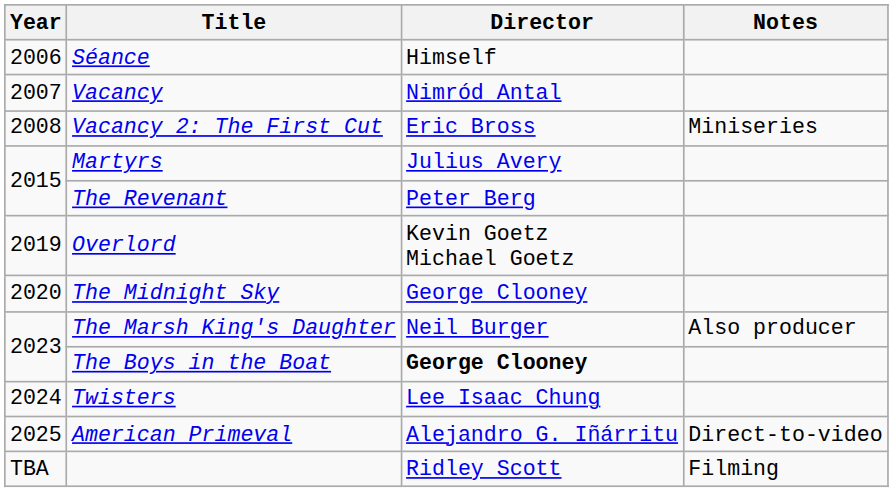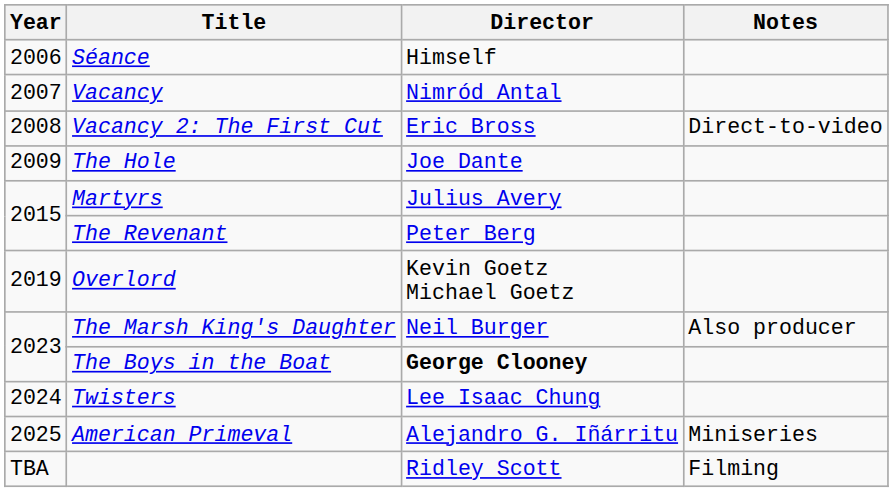(753, 128) Miniseries -> (785, 128) Direct-to-video
+ row: (124, 163)
- row: (176, 294)
(785, 434) Direct-to-video -> (753, 434) Miniseries
